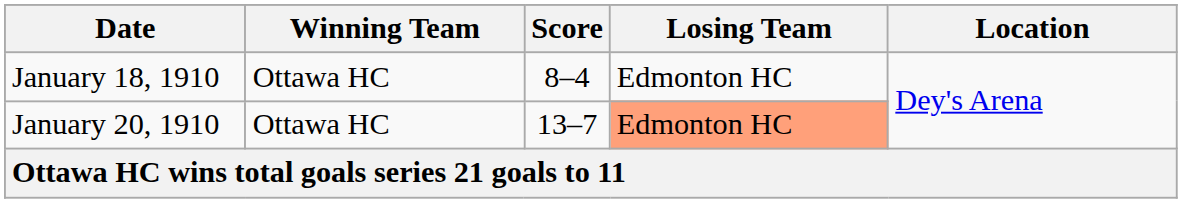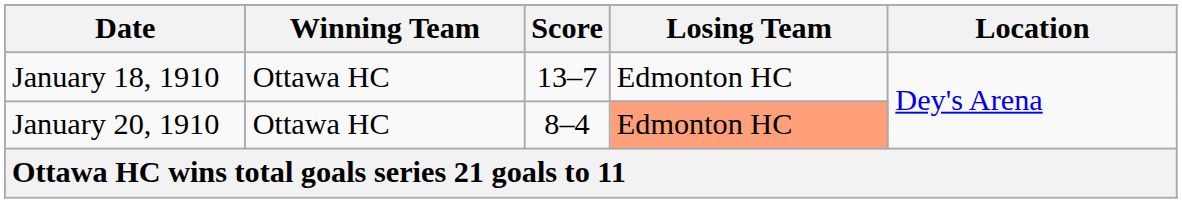(567, 76) 8–4 -> (567, 76) 13–7
(567, 124) 13–7 -> (567, 124) 8–4
